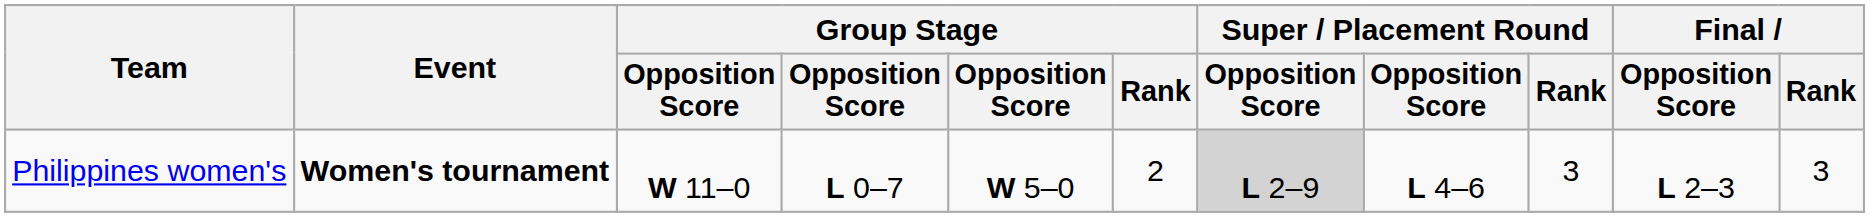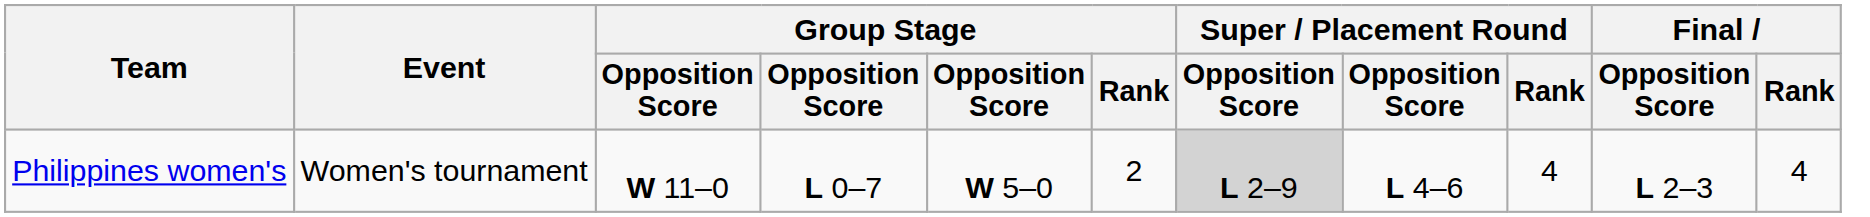(455, 171) bold -> (444, 171) normal
(1571, 171) 3 -> (1549, 171) 4
(1821, 171) 3 -> (1799, 171) 4
